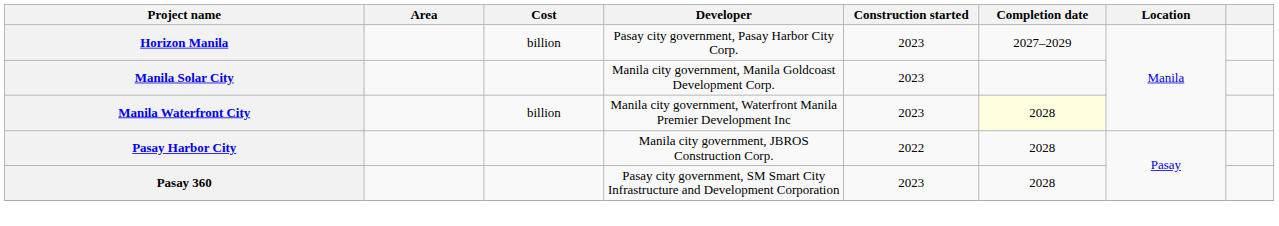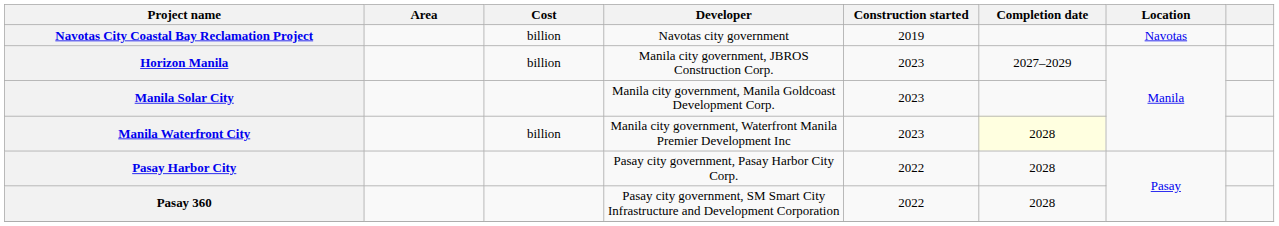+ row: (184, 35)
(724, 42) Pasay city government, Pasay Harbor City Corp. -> (724, 63) Manila city government, JBROS Construction Corp.
(724, 148) Manila city government, JBROS Construction Corp. -> (724, 168) Pasay city government, Pasay Harbor City Corp.
(911, 183) 2023 -> (911, 203) 2022
